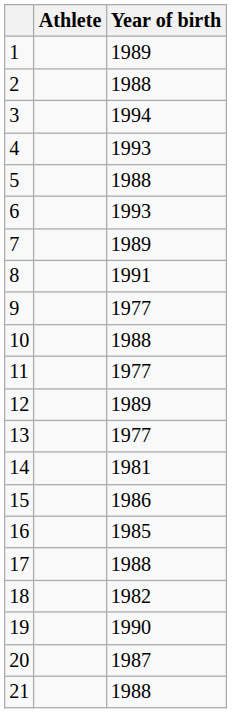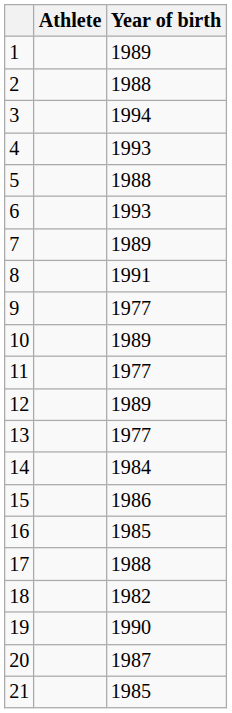(131, 340) 1988 -> (131, 340) 1989
(131, 468) 1981 -> (131, 468) 1984
(131, 691) 1988 -> (131, 691) 1985
